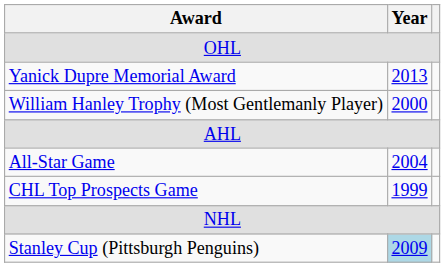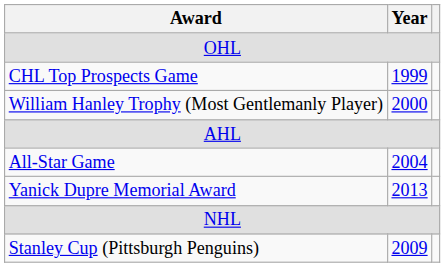rows swapped: (103, 190) <-> (122, 76)
(410, 248) lightblue background -> (410, 248) no background
